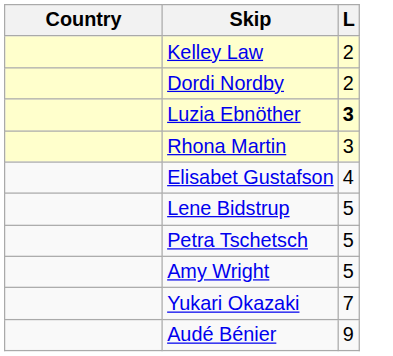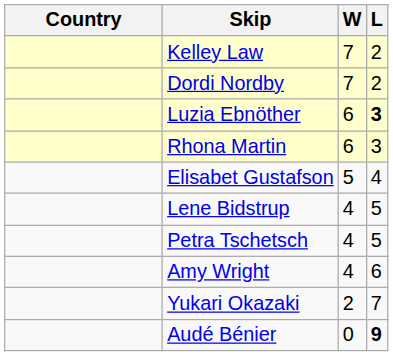+ column: (352, 20)
(348, 271) 5 -> (376, 271) 6
(348, 334) normal -> (376, 334) bold
